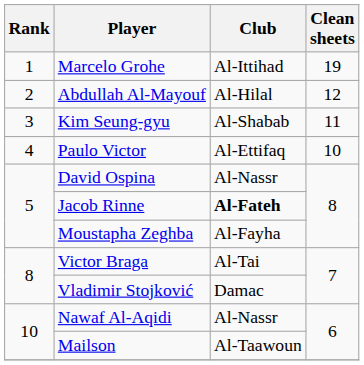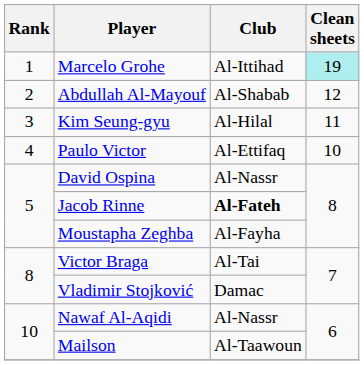(332, 66) no background -> (332, 66) paleturquoise background
(243, 94) Al-Hilal -> (252, 94) Al-Shabab
(252, 121) Al-Shabab -> (243, 121) Al-Hilal
